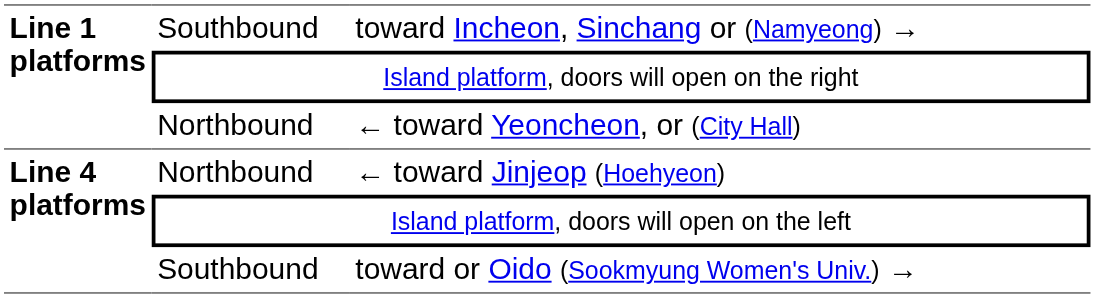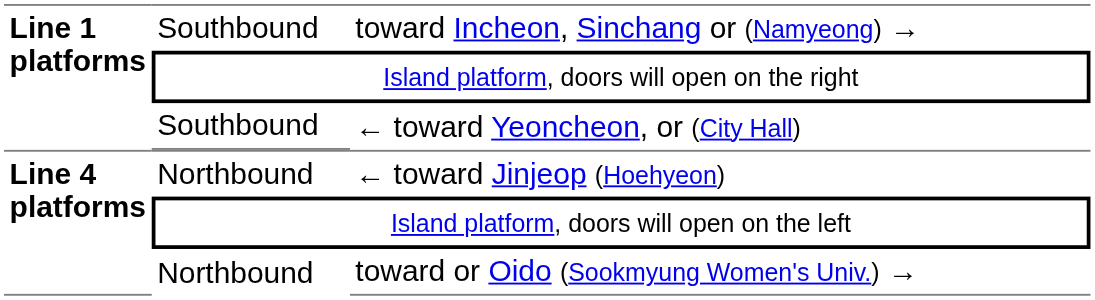(235, 125) Northbound -> (238, 125) Southbound
(238, 269) Southbound -> (235, 271) Northbound
